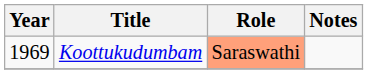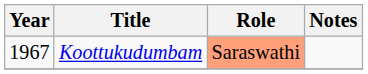(29, 52) 1969 -> (29, 52) 1967
